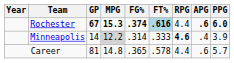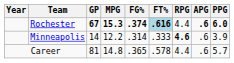(113, 38) lightgrey background -> (113, 38) no background
(203, 38) .4 -> (203, 38) .6
